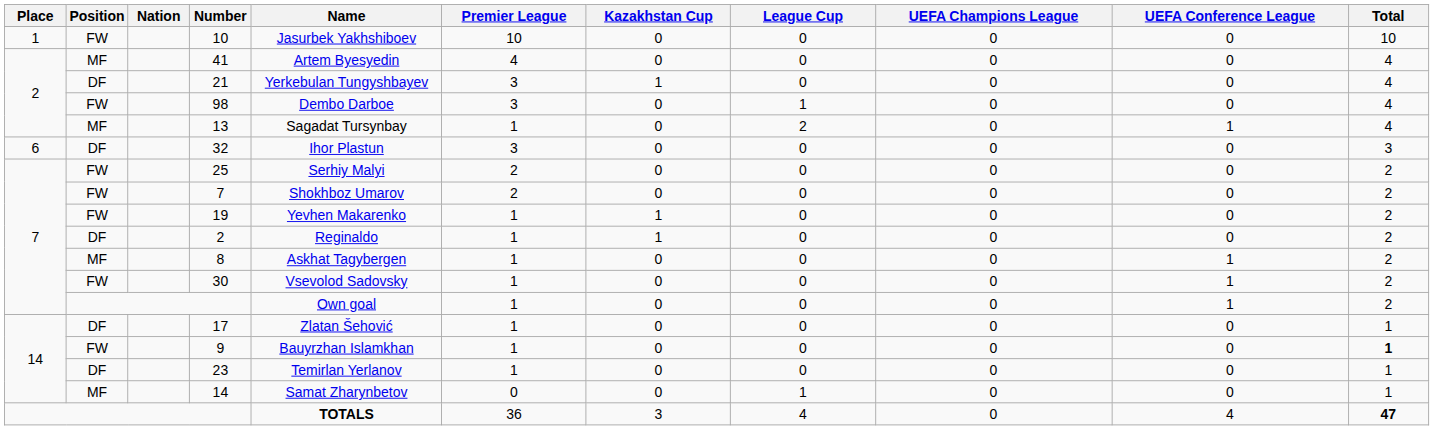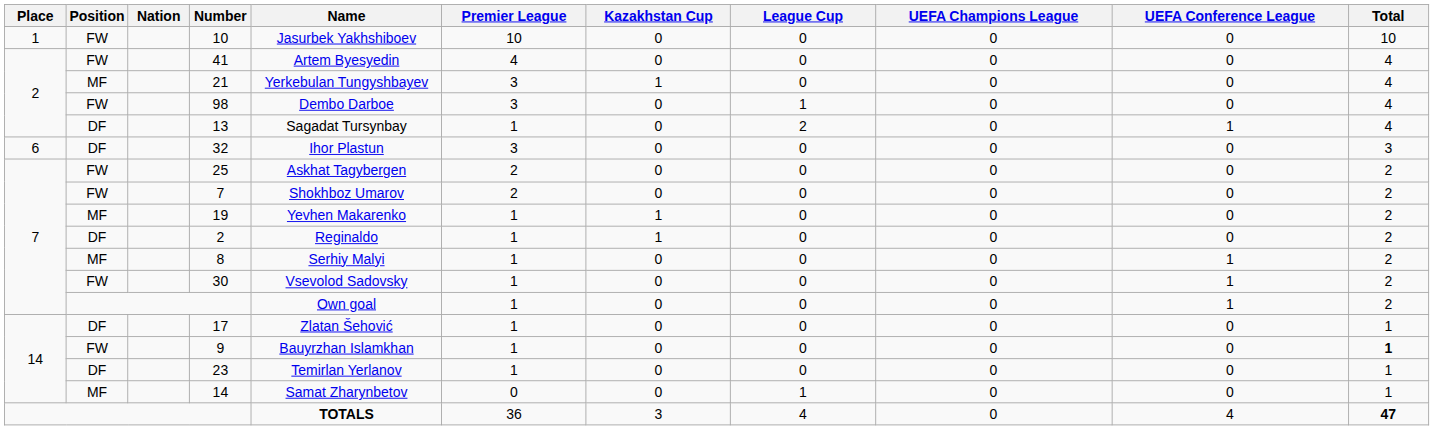(97, 60) MF -> (97, 60) FW
(97, 82) DF -> (97, 82) MF
(97, 126) MF -> (97, 126) DF
(346, 171) Serhiy Malyi -> (346, 171) Askhat Tagybergen
(97, 215) FW -> (97, 215) MF
(346, 259) Askhat Tagybergen -> (346, 259) Serhiy Malyi
